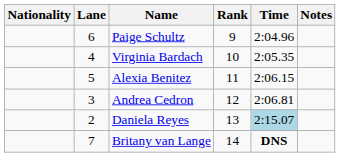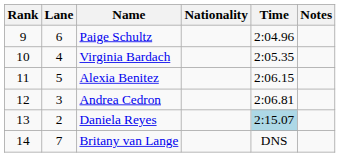columns swapped: (232, 15) <-> (39, 15)
(274, 141) bold -> (274, 141) normal
